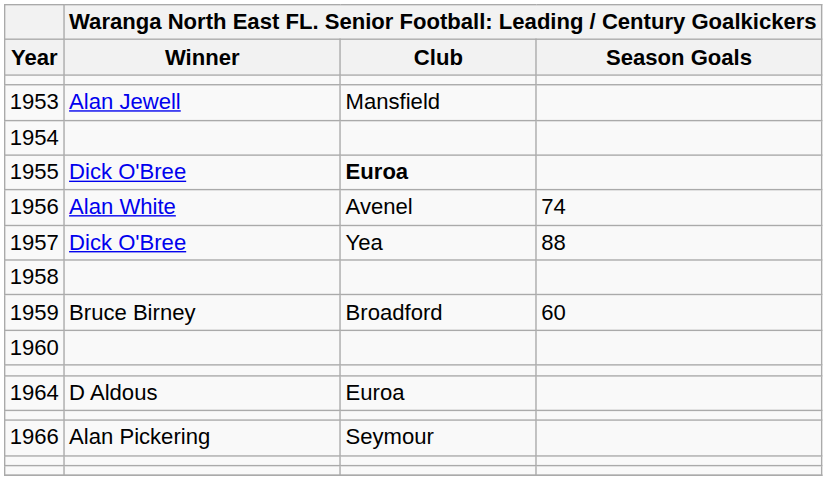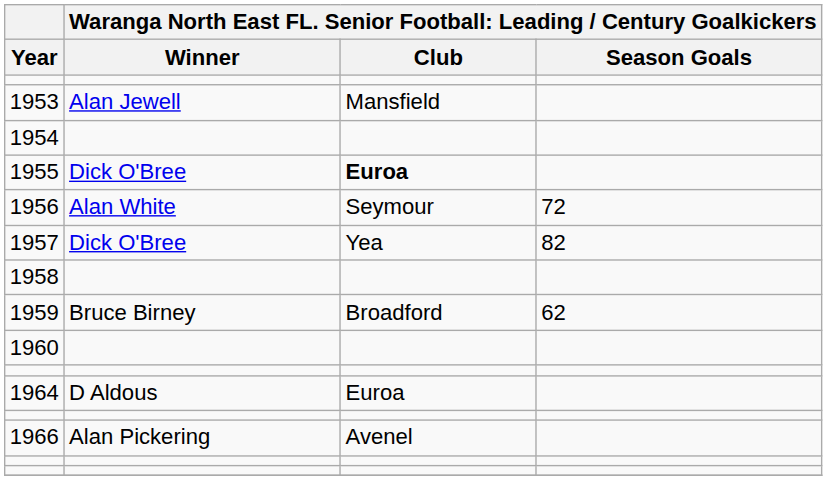(379, 207) Avenel -> (390, 207) Seymour
(554, 207) 74 -> (554, 207) 72
(554, 242) 88 -> (554, 242) 82
(554, 312) 60 -> (554, 312) 62
(390, 437) Seymour -> (379, 437) Avenel
